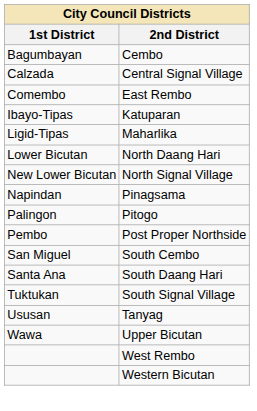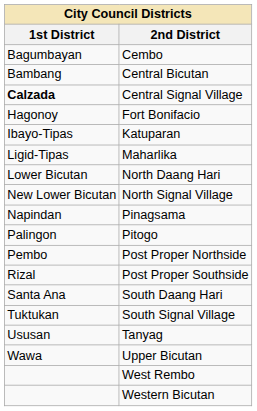+ row: (165, 74)
(30, 74) normal -> (31, 94) bold
- row: (157, 94)
+ row: (161, 114)
+ row: (185, 275)
- row: (161, 255)
